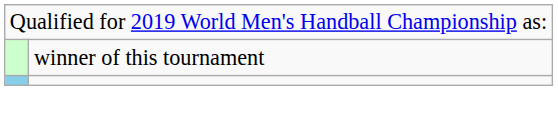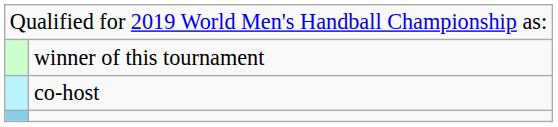+ row: (67, 92)
